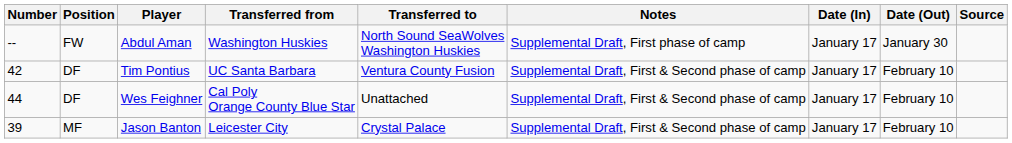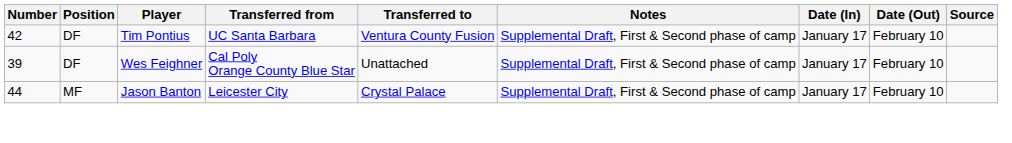- row: (156, 43)
(15, 99) 44 -> (15, 63) 39
(15, 127) 39 -> (15, 92) 44
